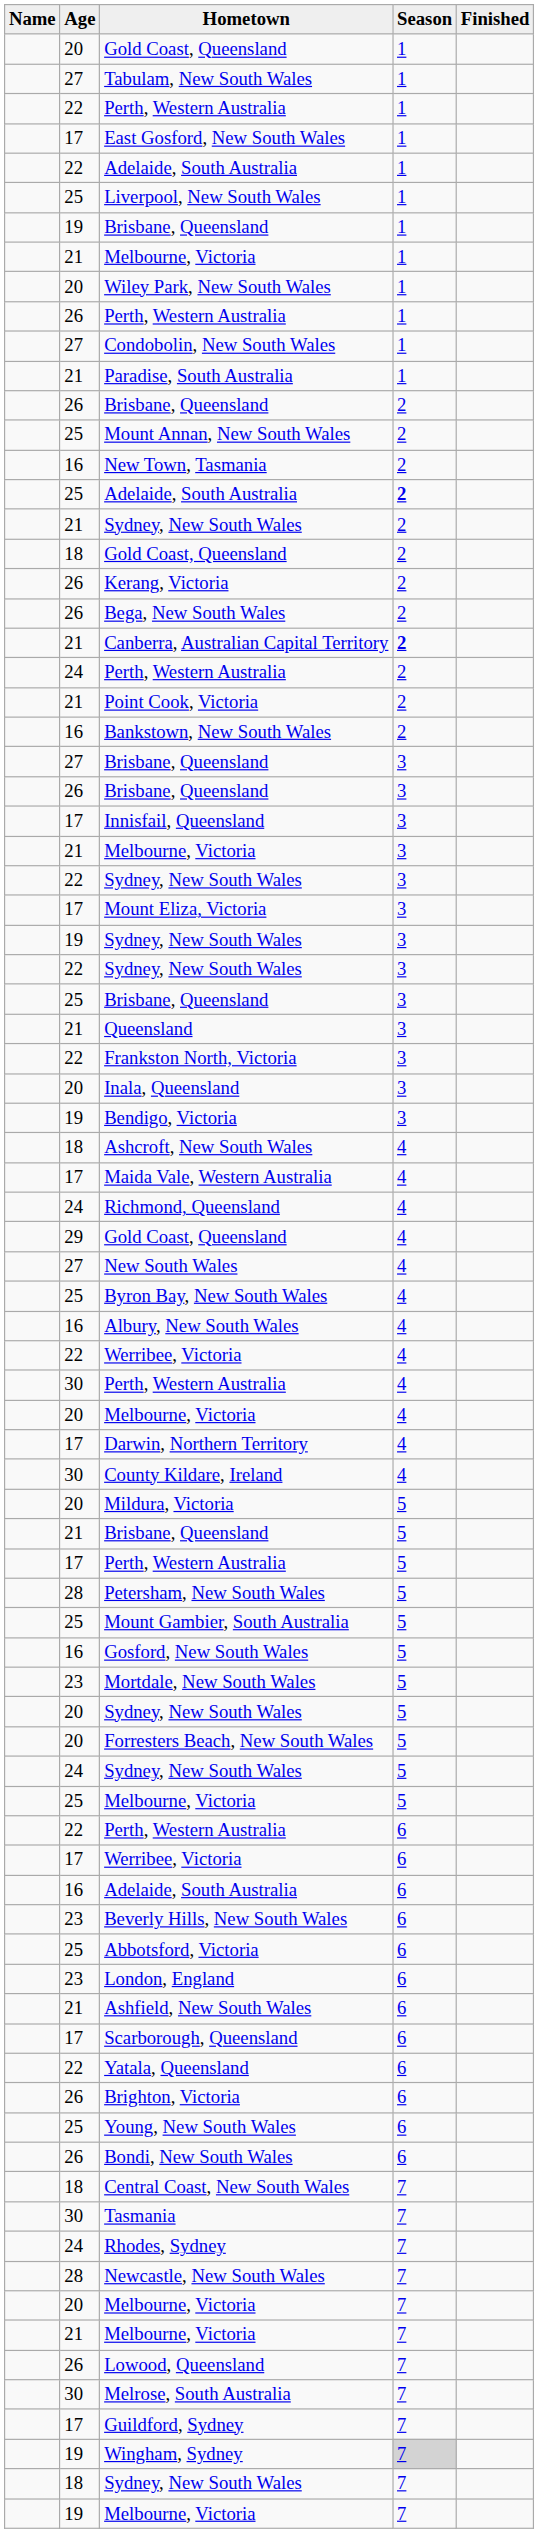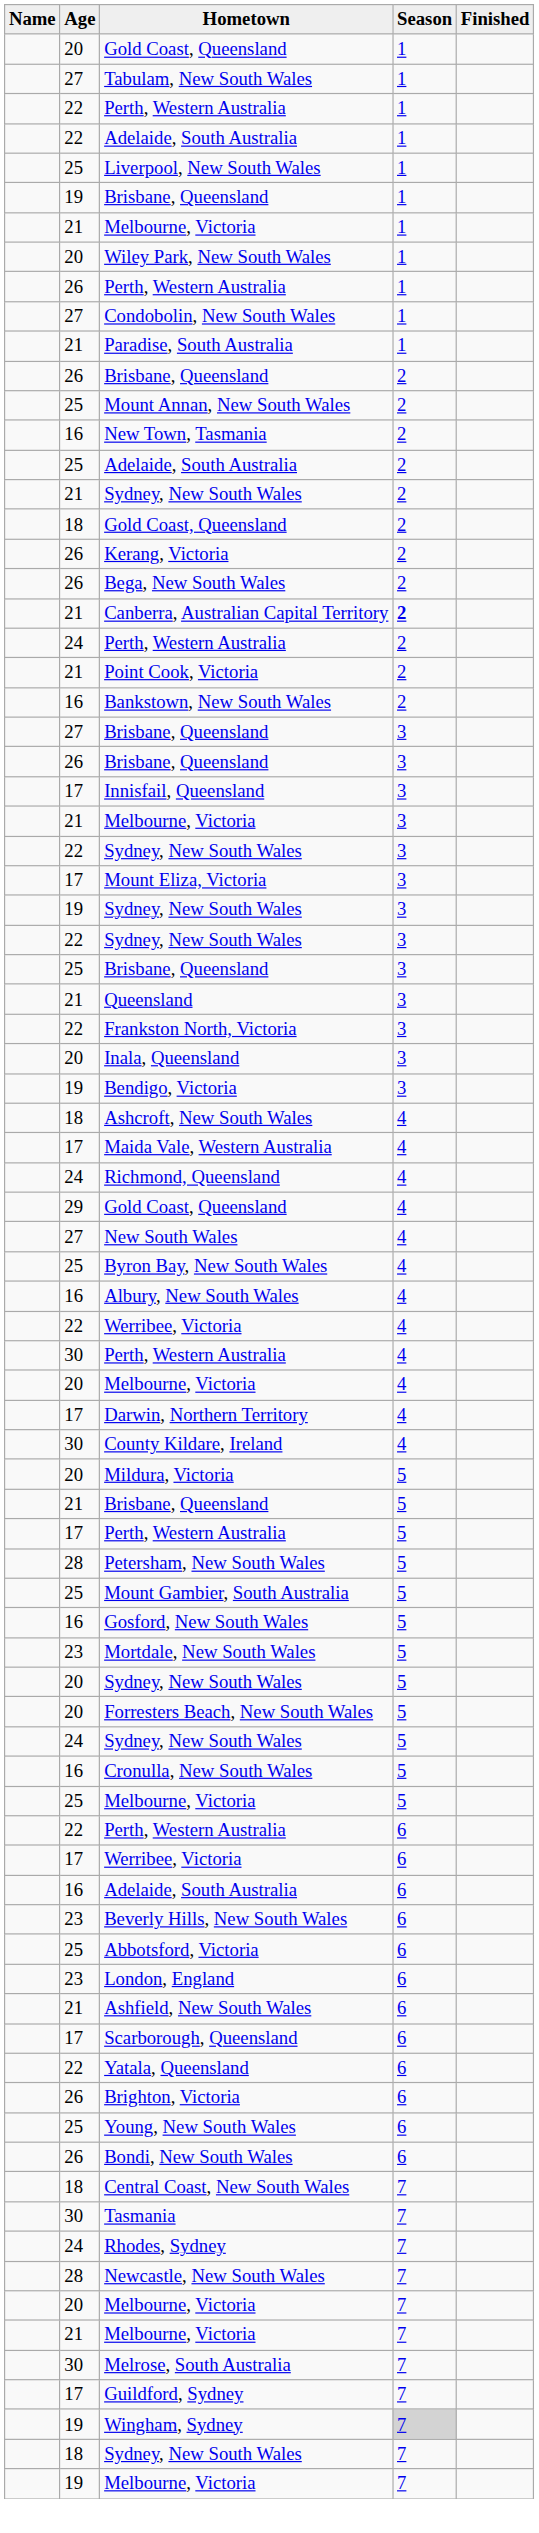- row: (74, 138)
(402, 494) bold -> (402, 464) normal
+ row: (74, 1770)
- row: (74, 2364)
